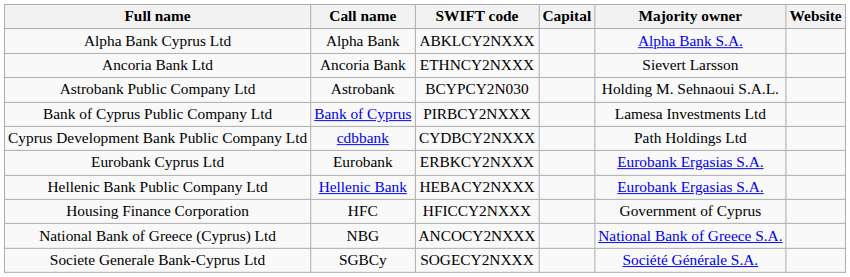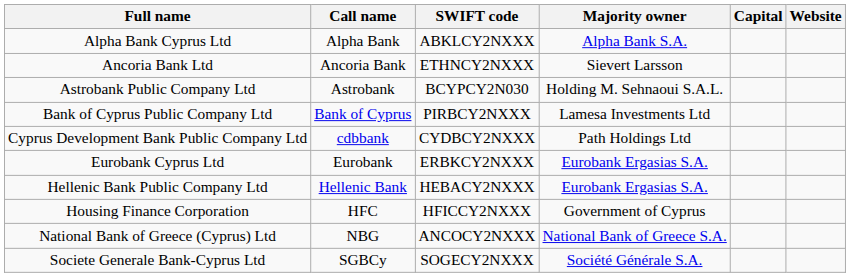columns swapped: (690, 16) <-> (567, 16)
